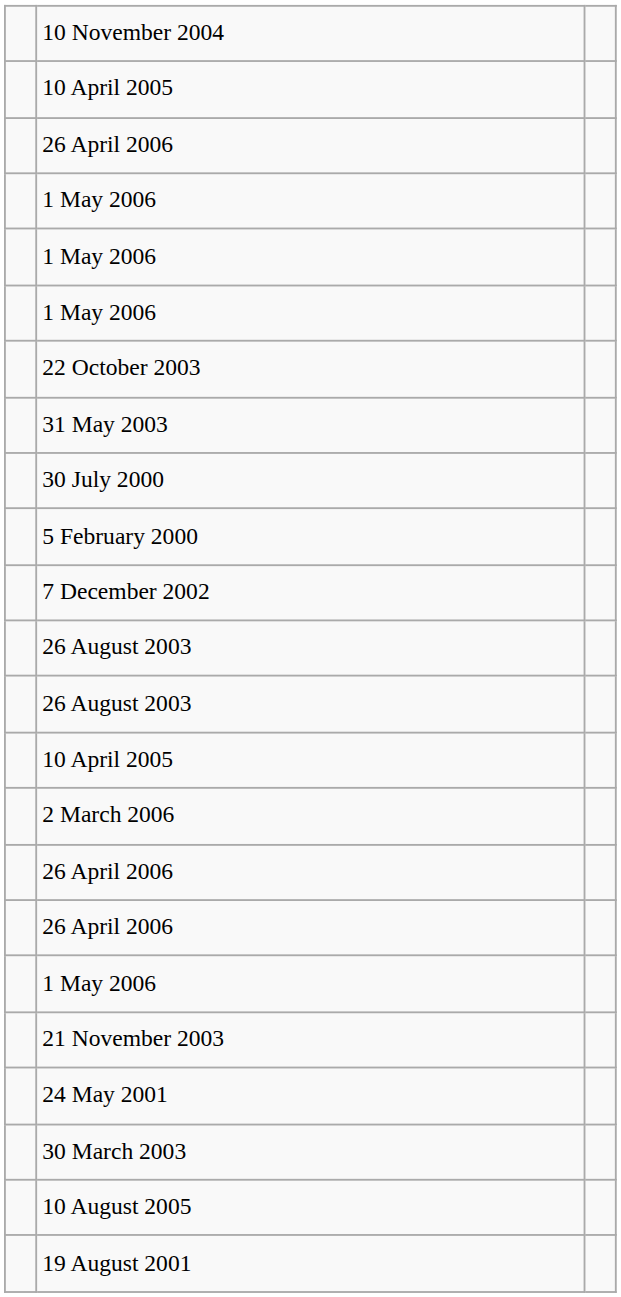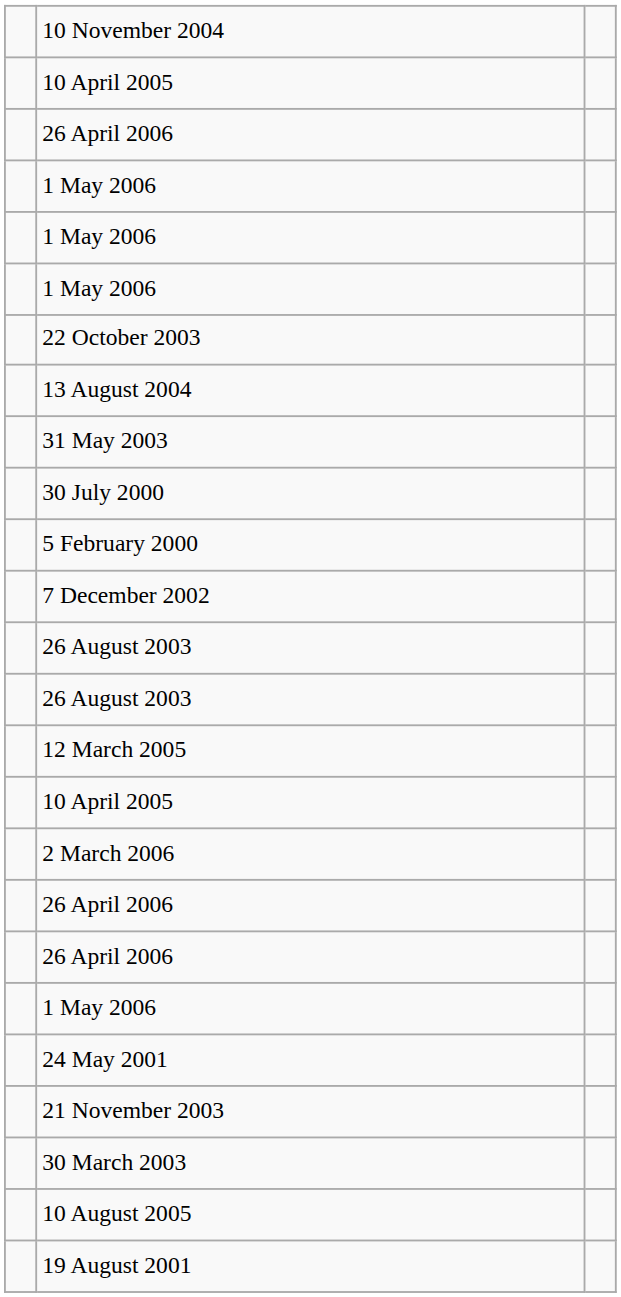+ row: (21, 391)
+ row: (21, 751)
rows swapped: (21, 1040) <-> (21, 1096)
